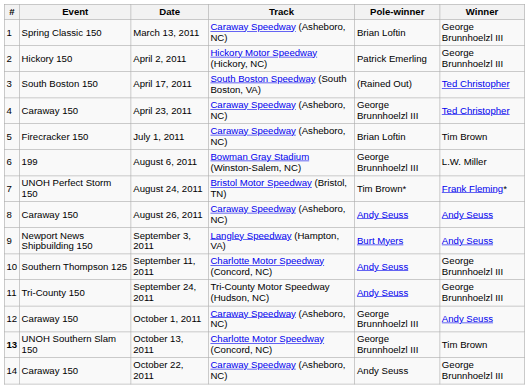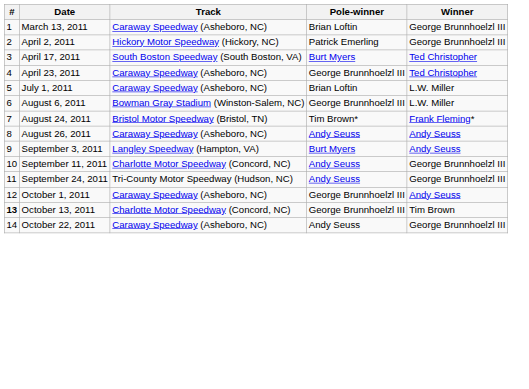- column: (75, 12)
(384, 84) (Rained Out) -> (332, 57) Burt Myers
(465, 136) Tim Brown -> (432, 88) L.W. Miller
